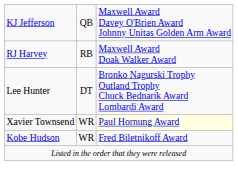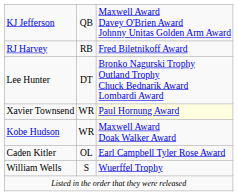(137, 54) Maxwell Award Doak Walker Award -> (143, 48) Fred Biletnikoff Award
(143, 137) Fred Biletnikoff Award -> (137, 132) Maxwell Award Doak Walker Award
+ row: (31, 153)
+ row: (34, 168)
